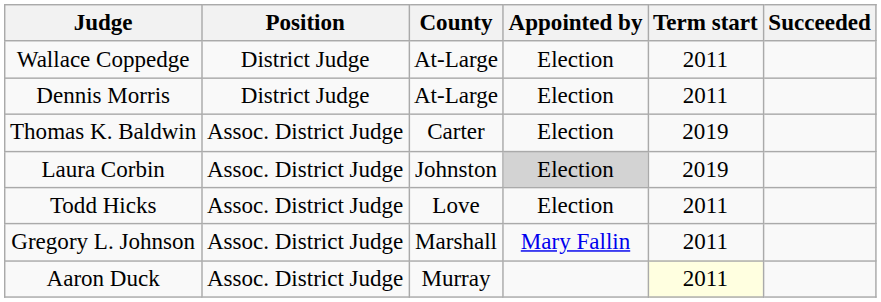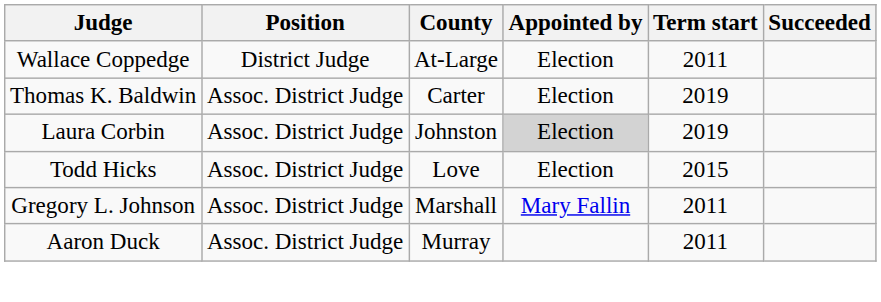- row: (103, 95)
(705, 205) 2011 -> (705, 168) 2015
(705, 278) lightyellow background -> (705, 242) no background
